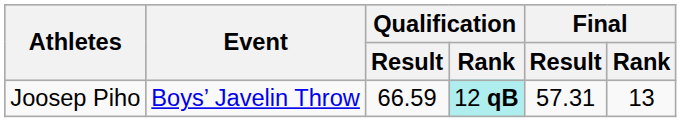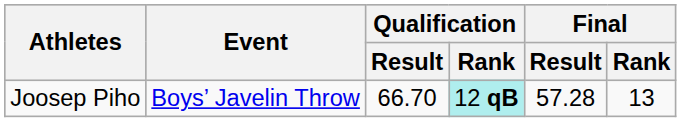(407, 98) 66.59 -> (407, 98) 66.70
(566, 98) 57.31 -> (566, 98) 57.28
